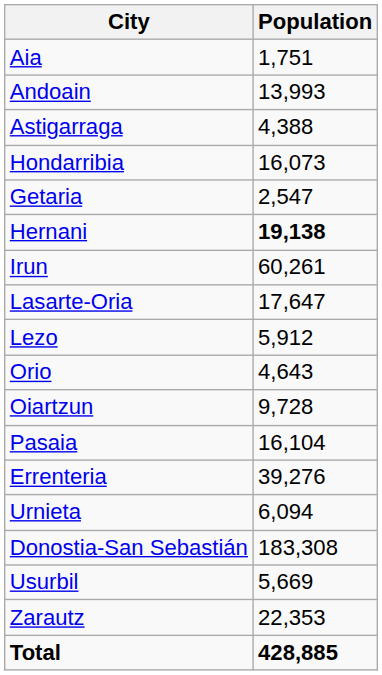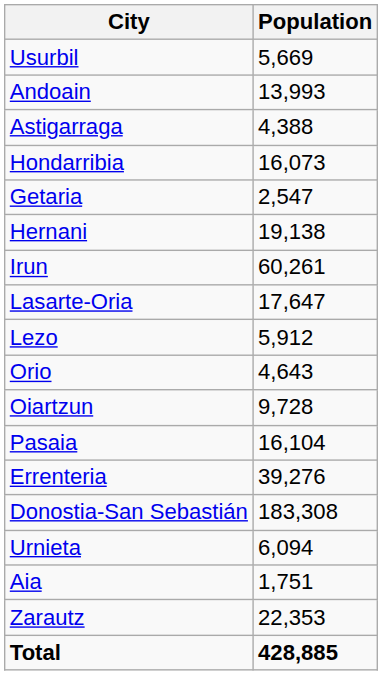rows swapped: (26, 57) <-> (44, 582)
(292, 232) bold -> (292, 232) normal
rows swapped: (129, 547) <-> (45, 512)
